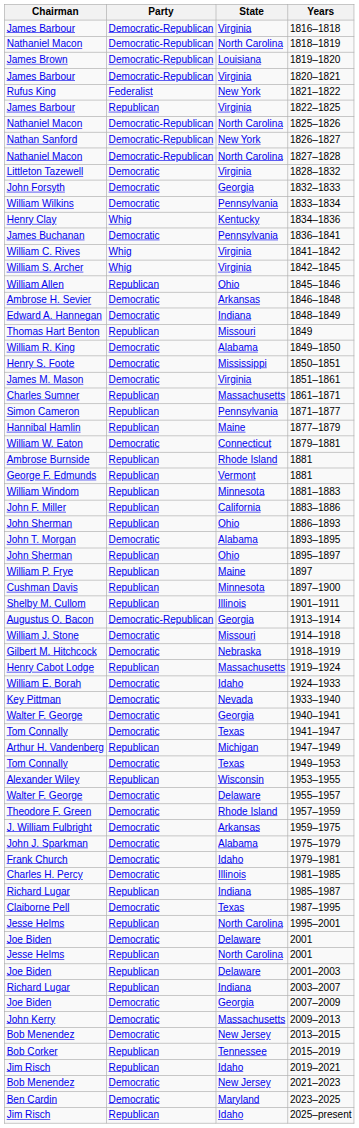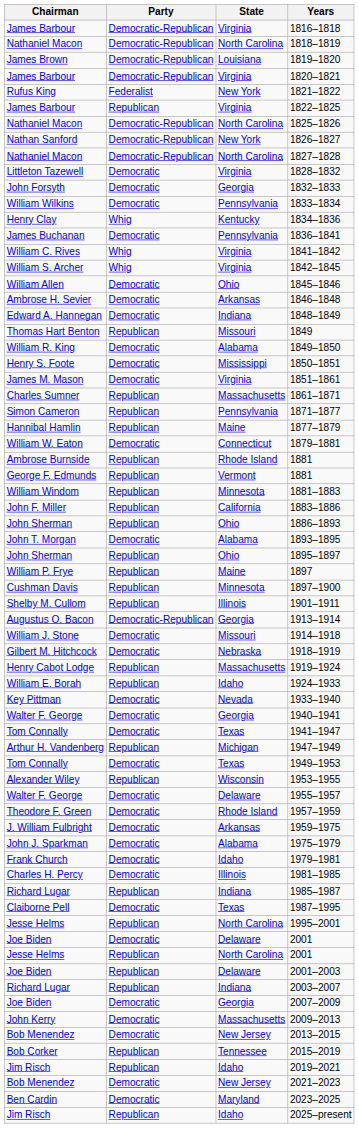(134, 284) Republican -> (134, 284) Democratic
(134, 683) Democratic -> (134, 683) Republican
